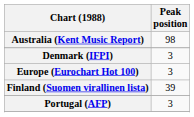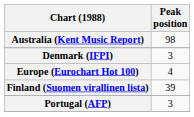(170, 71) 3 -> (170, 71) 4
